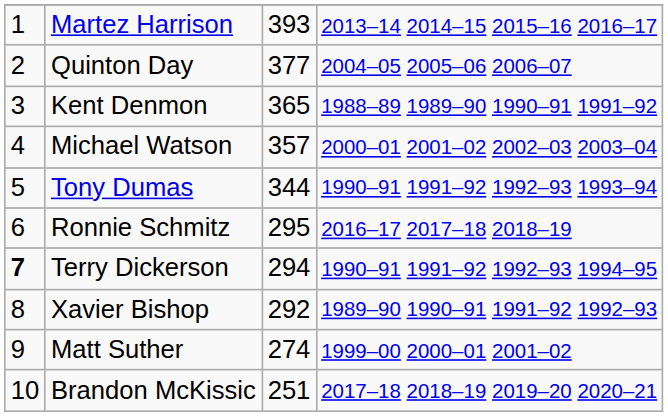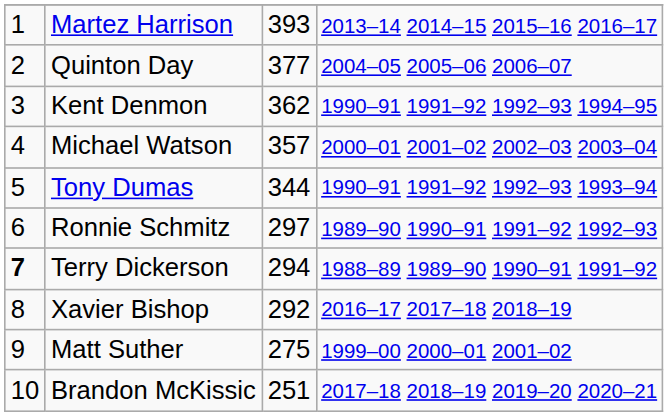(289, 106) 365 -> (289, 106) 362
(489, 106) 1988–89 1989–90 1990–91 1991–92 -> (489, 106) 1990–91 1991–92 1992–93 1994–95
(289, 227) 295 -> (289, 227) 297
(446, 228) 2016–17 2017–18 2018–19 -> (489, 228) 1989–90 1990–91 1991–92 1992–93
(489, 269) 1990–91 1991–92 1992–93 1994–95 -> (489, 269) 1988–89 1989–90 1990–91 1991–92
(489, 309) 1989–90 1990–91 1991–92 1992–93 -> (446, 309) 2016–17 2017–18 2018–19
(289, 349) 274 -> (289, 349) 275
